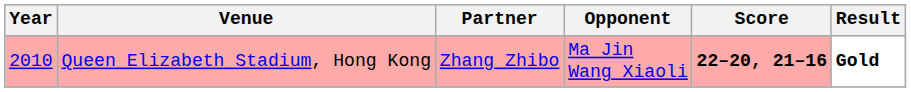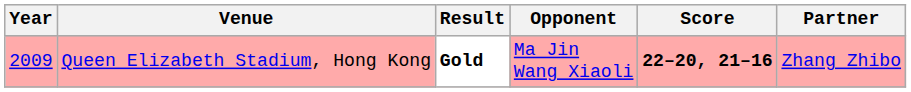columns swapped: (500, 20) <-> (868, 20)
(31, 61) 2010 -> (31, 61) 2009
